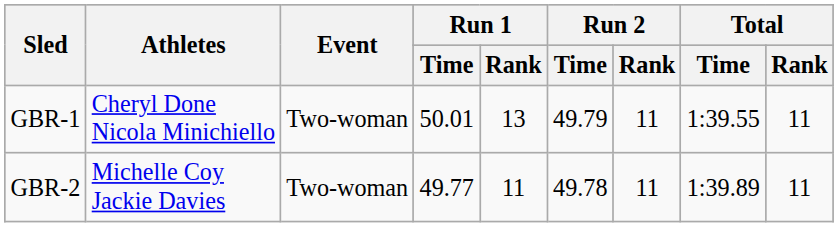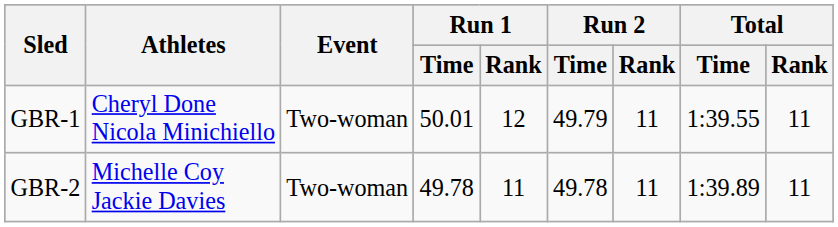(514, 118) 13 -> (514, 118) 12
(447, 187) 49.77 -> (447, 187) 49.78
